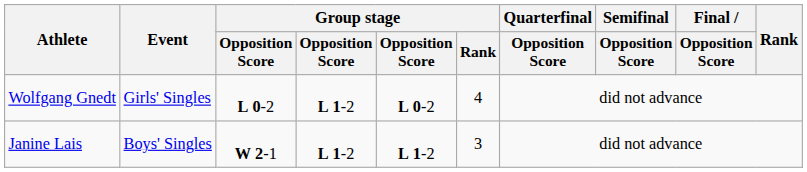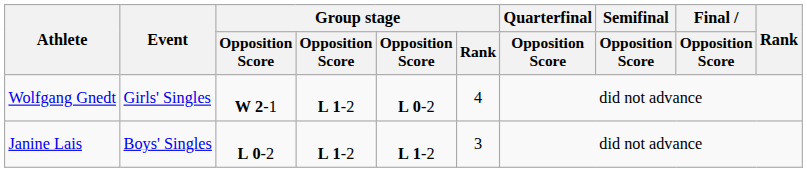(256, 107) L 0-2 -> (256, 107) W 2-1
(256, 153) W 2-1 -> (256, 153) L 0-2
